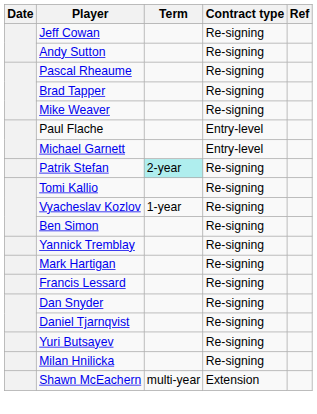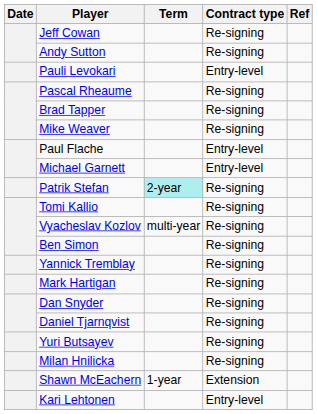+ row: (77, 71)
(164, 206) 1-year -> (174, 226) multi-year
- row: (82, 284)
(174, 380) multi-year -> (164, 380) 1-year
+ row: (77, 399)
